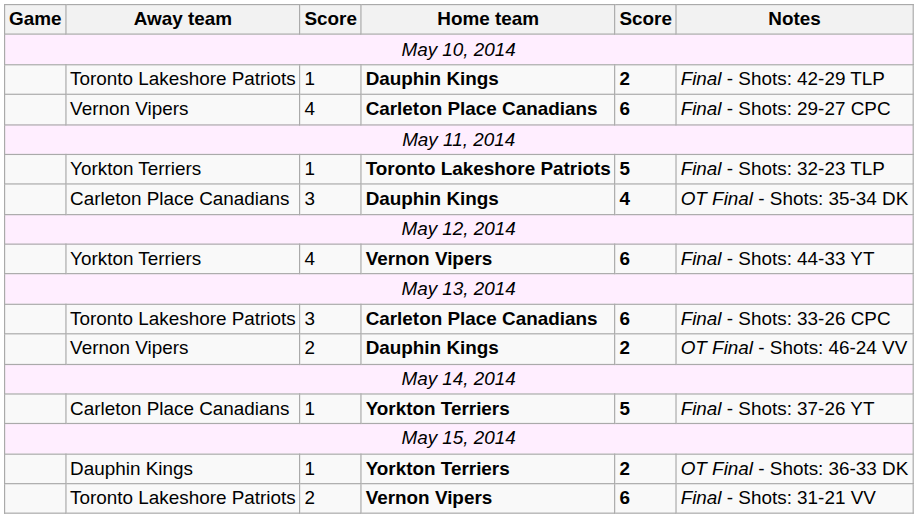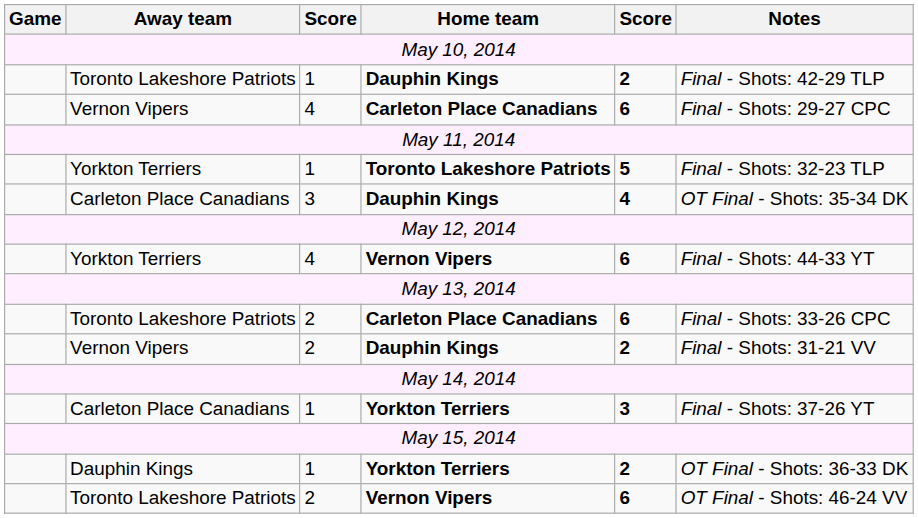(310, 318) 3 -> (310, 318) 2
(794, 348) OT Final - Shots: 46-24 VV -> (778, 348) Final - Shots: 31-21 VV
(625, 408) 5 -> (625, 408) 3
(778, 498) Final - Shots: 31-21 VV -> (794, 498) OT Final - Shots: 46-24 VV
